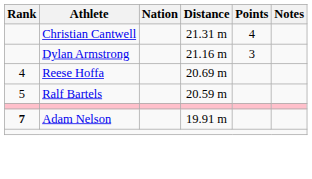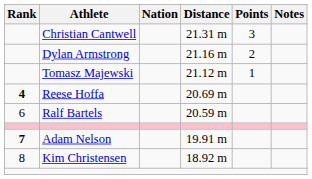(252, 34) 4 -> (252, 34) 3
(252, 53) 3 -> (252, 53) 2
+ row: (88, 73)
(22, 73) normal -> (22, 93) bold
(22, 93) 5 -> (22, 113) 6
+ row: (84, 158)
